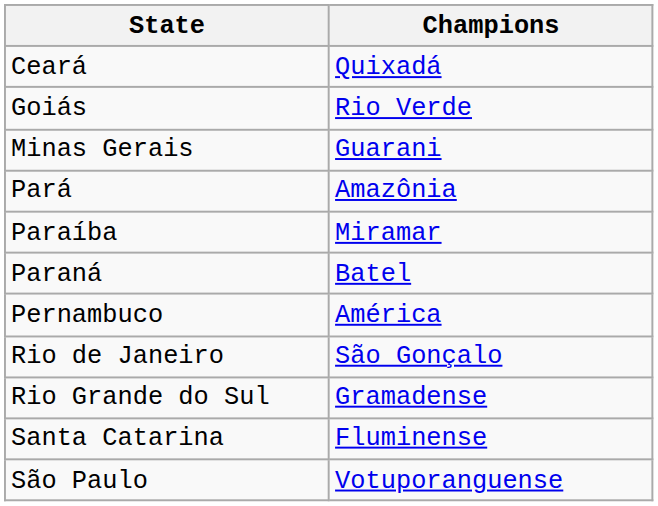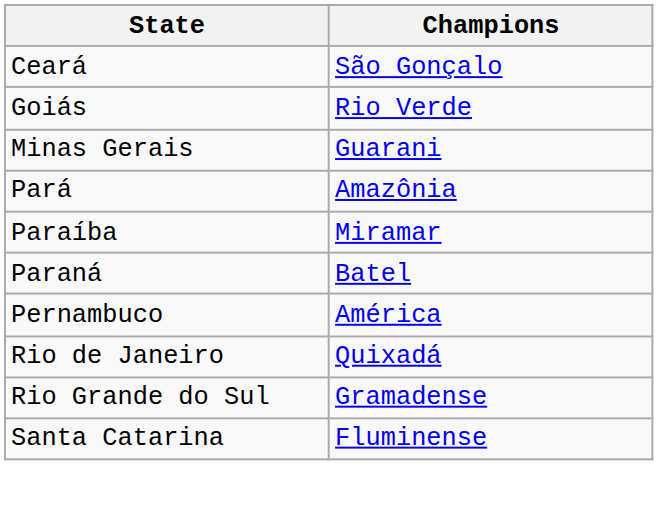(388, 67) Quixadá -> (419, 67) São Gonçalo
(419, 356) São Gonçalo -> (388, 356) Quixadá
- row: (79, 480)
